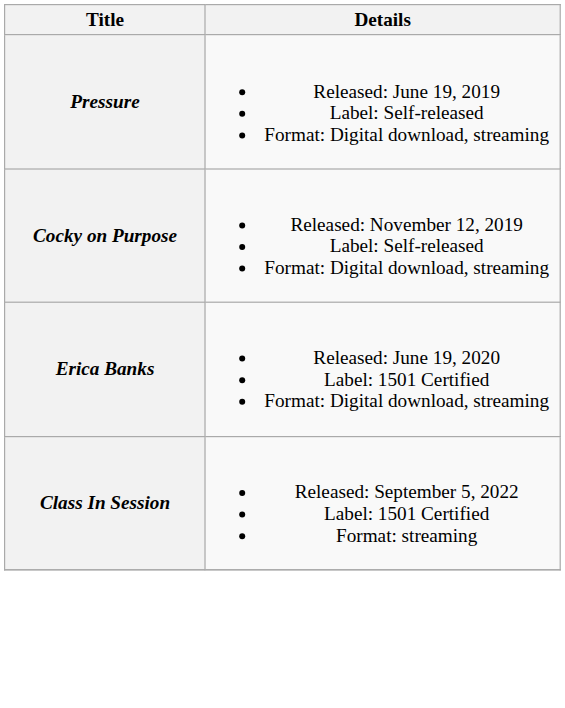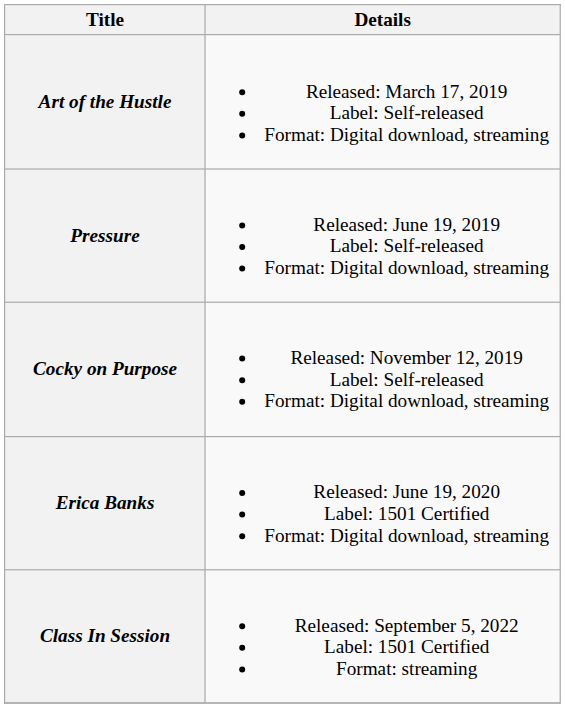+ row: (105, 101)
